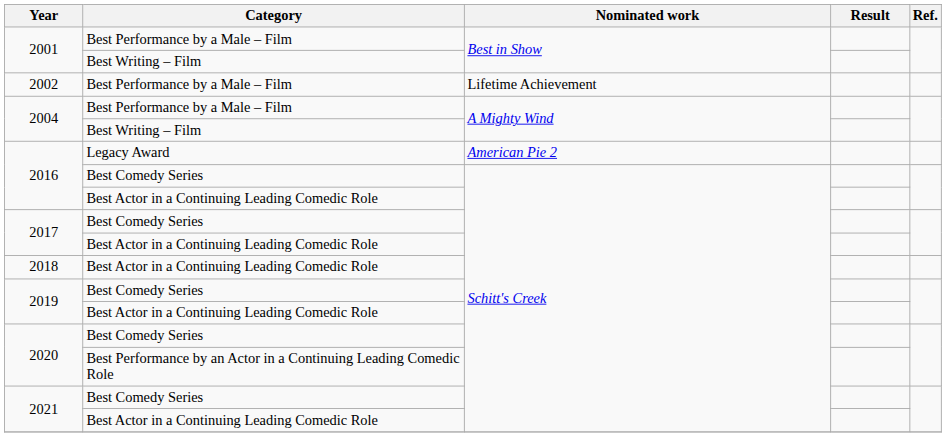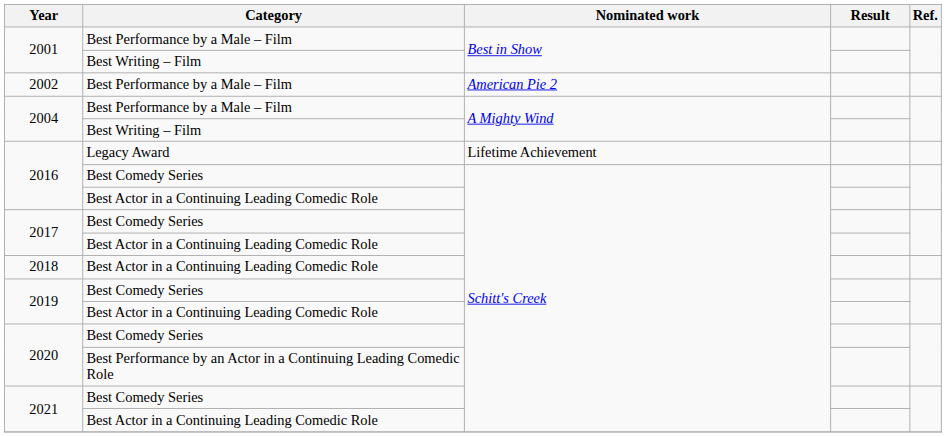(532, 84) Lifetime Achievement -> (512, 84) American Pie 2
(512, 152) American Pie 2 -> (532, 152) Lifetime Achievement
